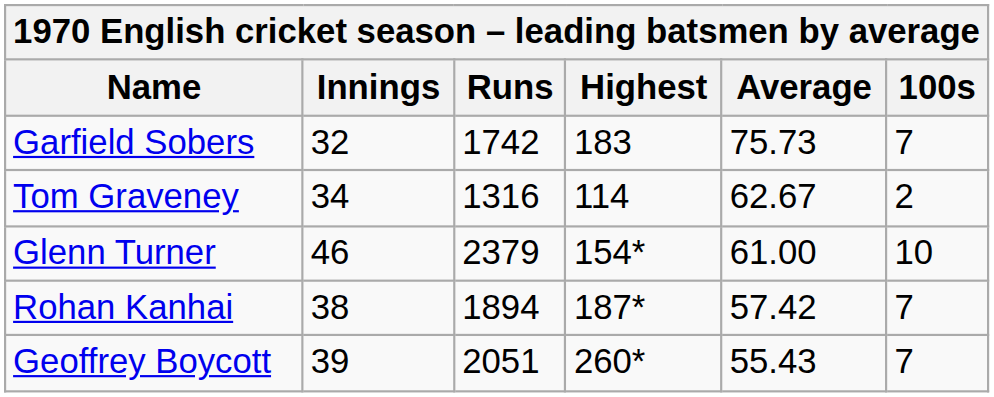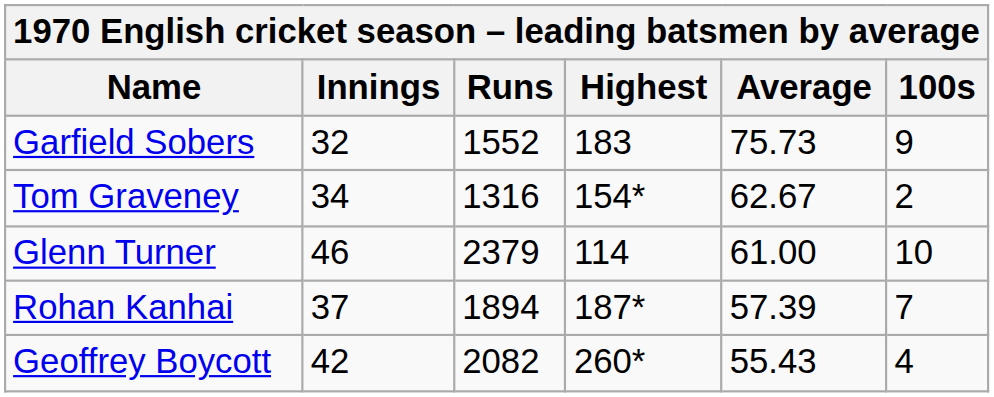(501, 142) 1742 -> (501, 142) 1552
(904, 142) 7 -> (904, 142) 9
(602, 197) 114 -> (610, 197) 154*
(610, 252) 154* -> (602, 252) 114
(330, 307) 38 -> (330, 307) 37
(773, 307) 57.42 -> (773, 307) 57.39
(330, 362) 39 -> (330, 362) 42
(501, 362) 2051 -> (501, 362) 2082
(904, 362) 7 -> (904, 362) 4
